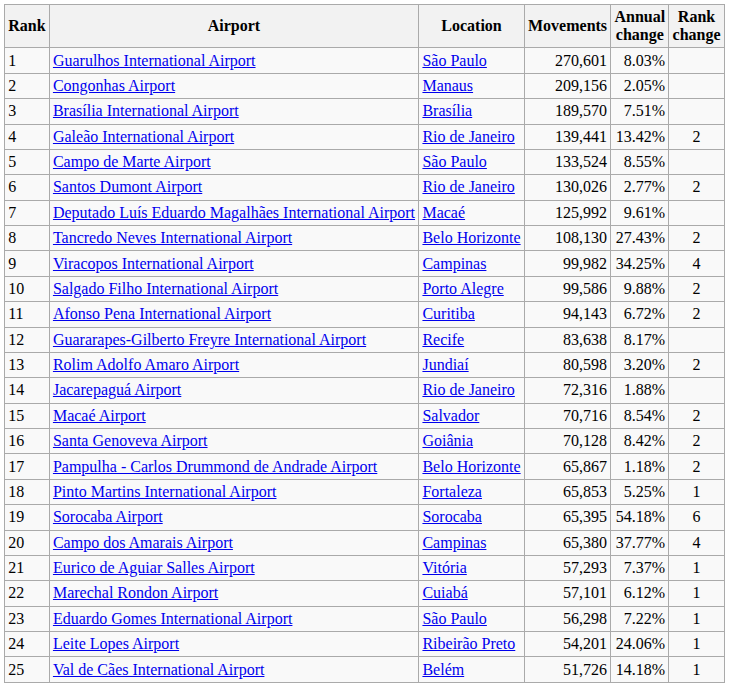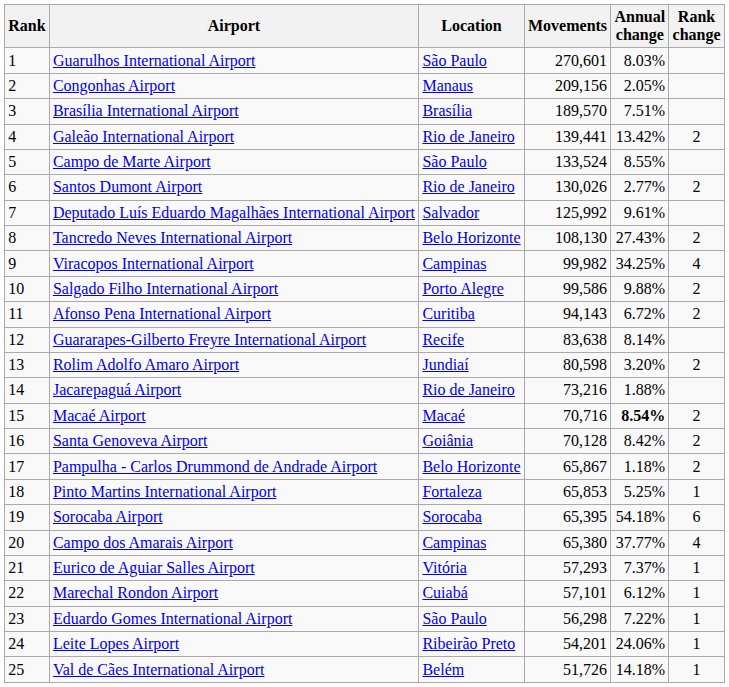(444, 212) Macaé -> (451, 212) Salvador
(645, 339) 8.17% -> (645, 339) 8.14%
(585, 390) 72,316 -> (585, 390) 73,216
(451, 415) Salvador -> (444, 415) Macaé
(645, 415) normal -> (643, 415) bold
